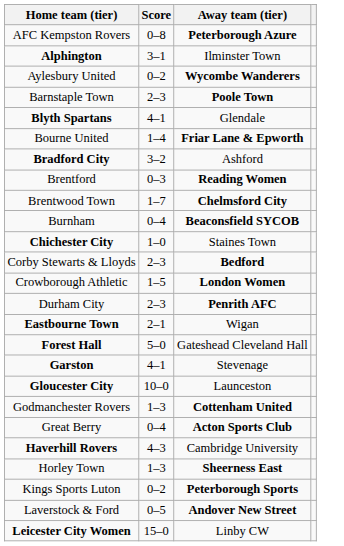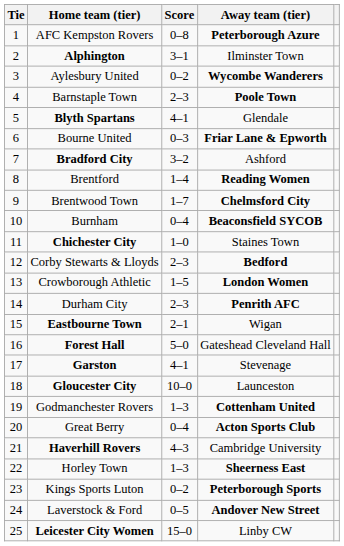+ column: (16, 14)
(156, 138) 1–4 -> (179, 138) 0–3
(156, 179) 0–3 -> (179, 179) 1–4
